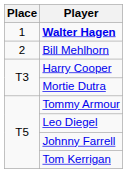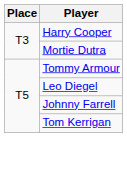- row: (79, 31)
- row: (76, 50)
